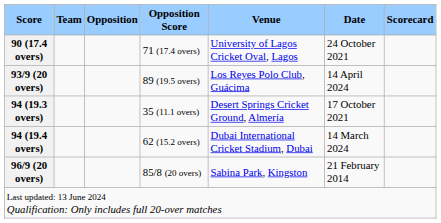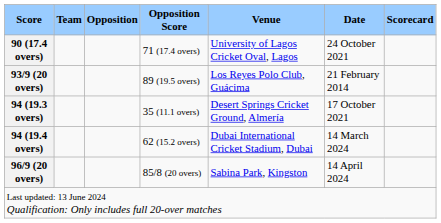(345, 81) 14 April 2024 -> (353, 81) 21 February 2014
(353, 172) 21 February 2014 -> (345, 172) 14 April 2024
